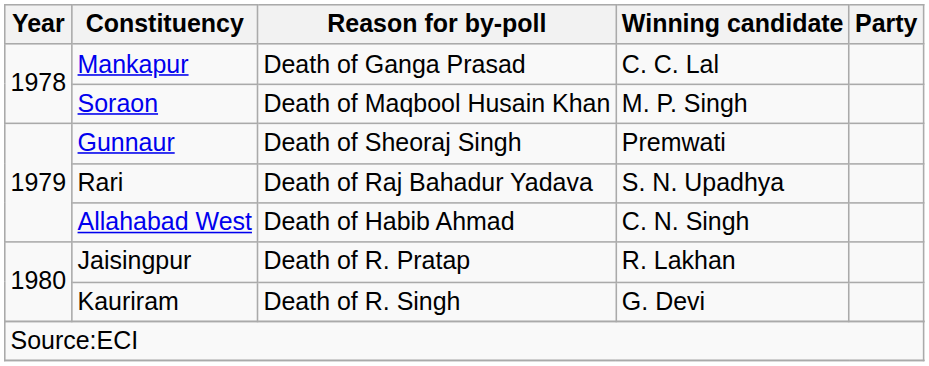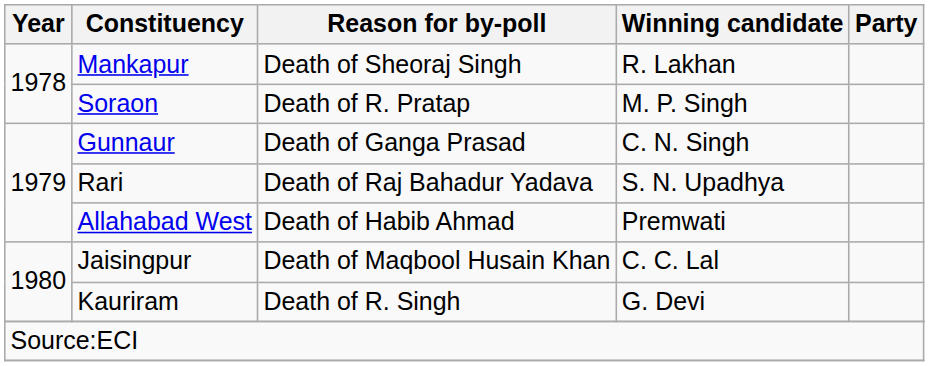(395, 63) Death of Ganga Prasad -> (393, 63) Death of Sheoraj Singh
(670, 63) C. C. Lal -> (679, 63) R. Lakhan
(437, 103) Death of Maqbool Husain Khan -> (367, 103) Death of R. Pratap
(393, 143) Death of Sheoraj Singh -> (395, 143) Death of Ganga Prasad
(674, 143) Premwati -> (686, 143) C. N. Singh
(686, 222) C. N. Singh -> (674, 222) Premwati
(367, 261) Death of R. Pratap -> (437, 261) Death of Maqbool Husain Khan
(679, 261) R. Lakhan -> (670, 261) C. C. Lal
